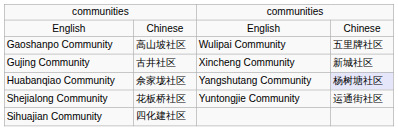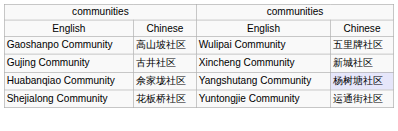- row: (54, 116)
